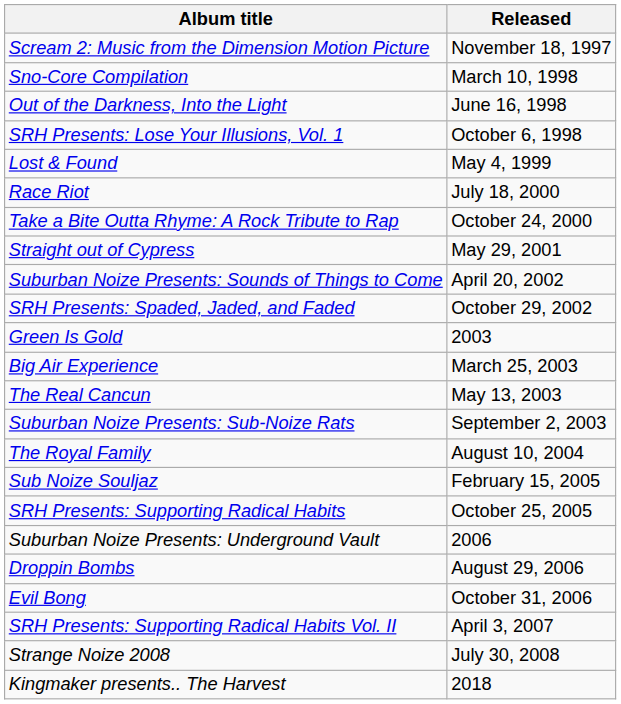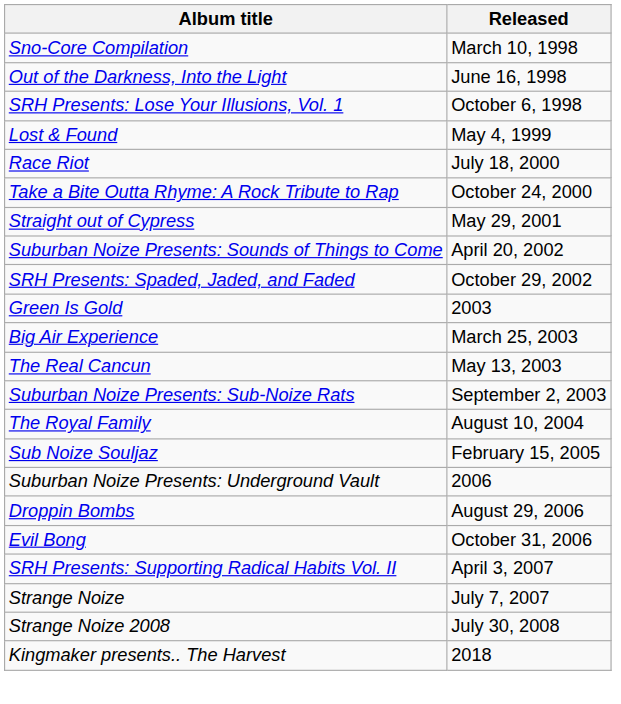- row: (219, 47)
- row: (177, 510)
+ row: (67, 597)
